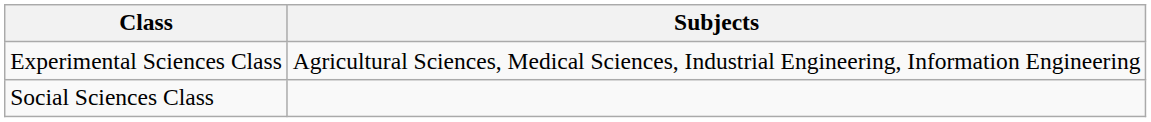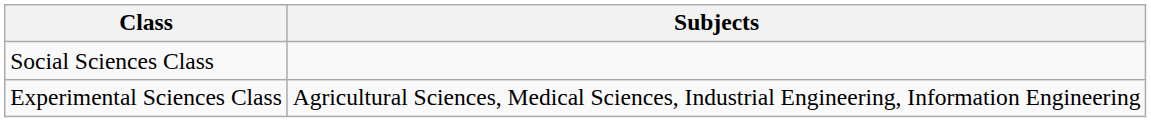rows swapped: (112, 97) <-> (146, 60)
